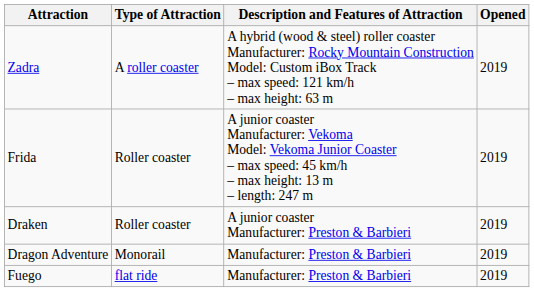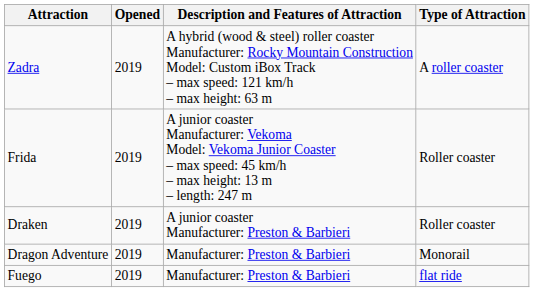columns swapped: (168, 15) <-> (503, 15)
